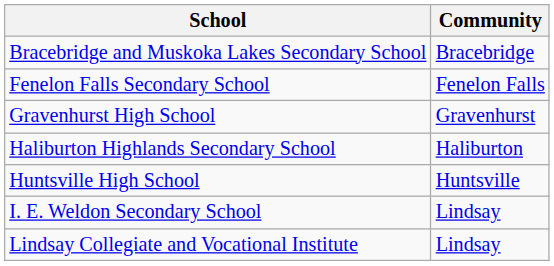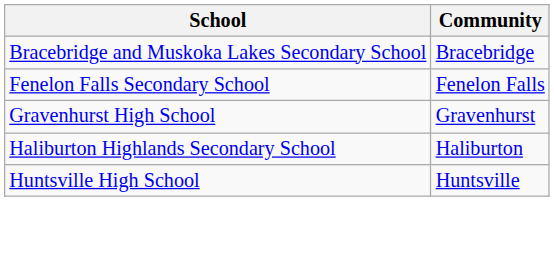- row: (135, 212)
- row: (184, 244)
